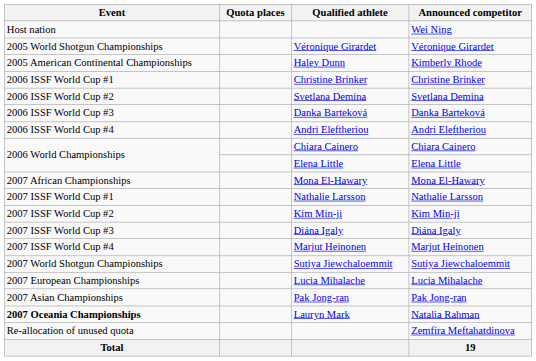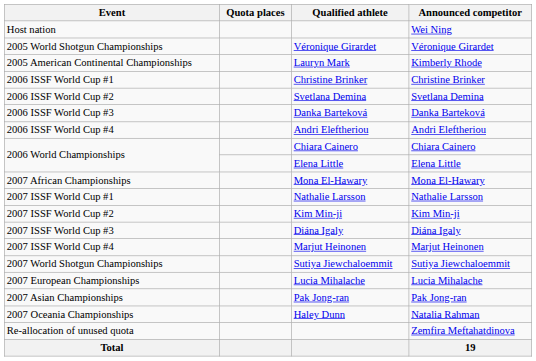(319, 63) Haley Dunn -> (322, 63) Lauryn Mark
(74, 314) bold -> (70, 314) normal
(322, 314) Lauryn Mark -> (319, 314) Haley Dunn
